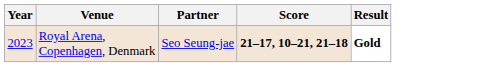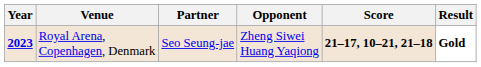+ column: (280, 15)
(20, 43) normal -> (20, 43) bold
